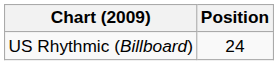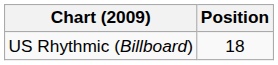(235, 45) 24 -> (235, 45) 18
